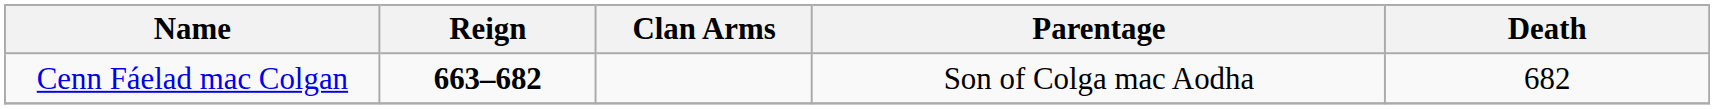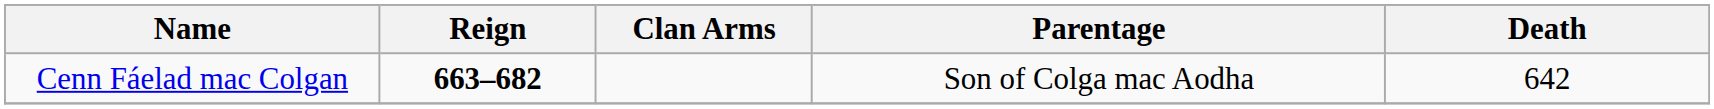(1547, 77) 682 -> (1547, 77) 642
